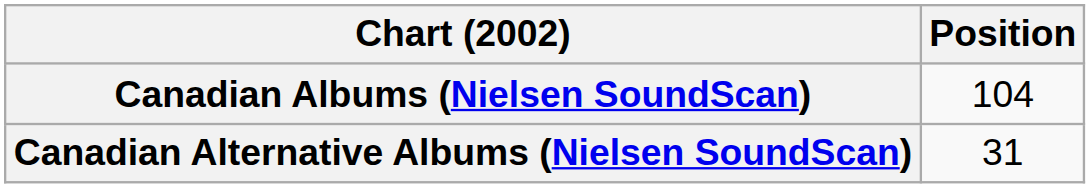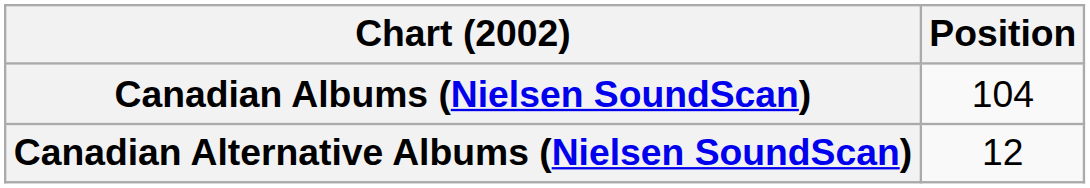(1003, 152) 31 -> (1003, 152) 12
